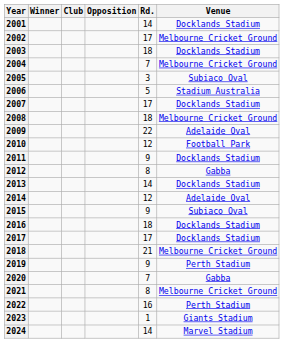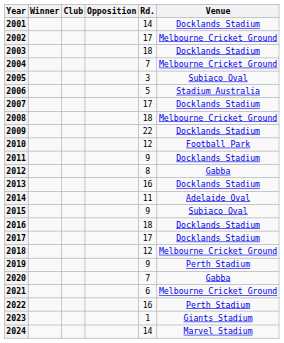(218, 131) Adelaide Oval -> (218, 131) Docklands Stadium
(148, 185) 14 -> (148, 185) 16
(148, 198) 12 -> (148, 198) 11
(148, 251) 21 -> (148, 251) 12
(148, 291) 8 -> (148, 291) 6
